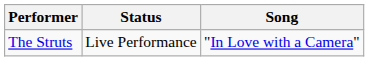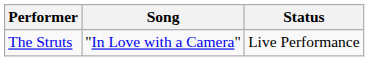columns swapped: (282, 16) <-> (141, 16)
